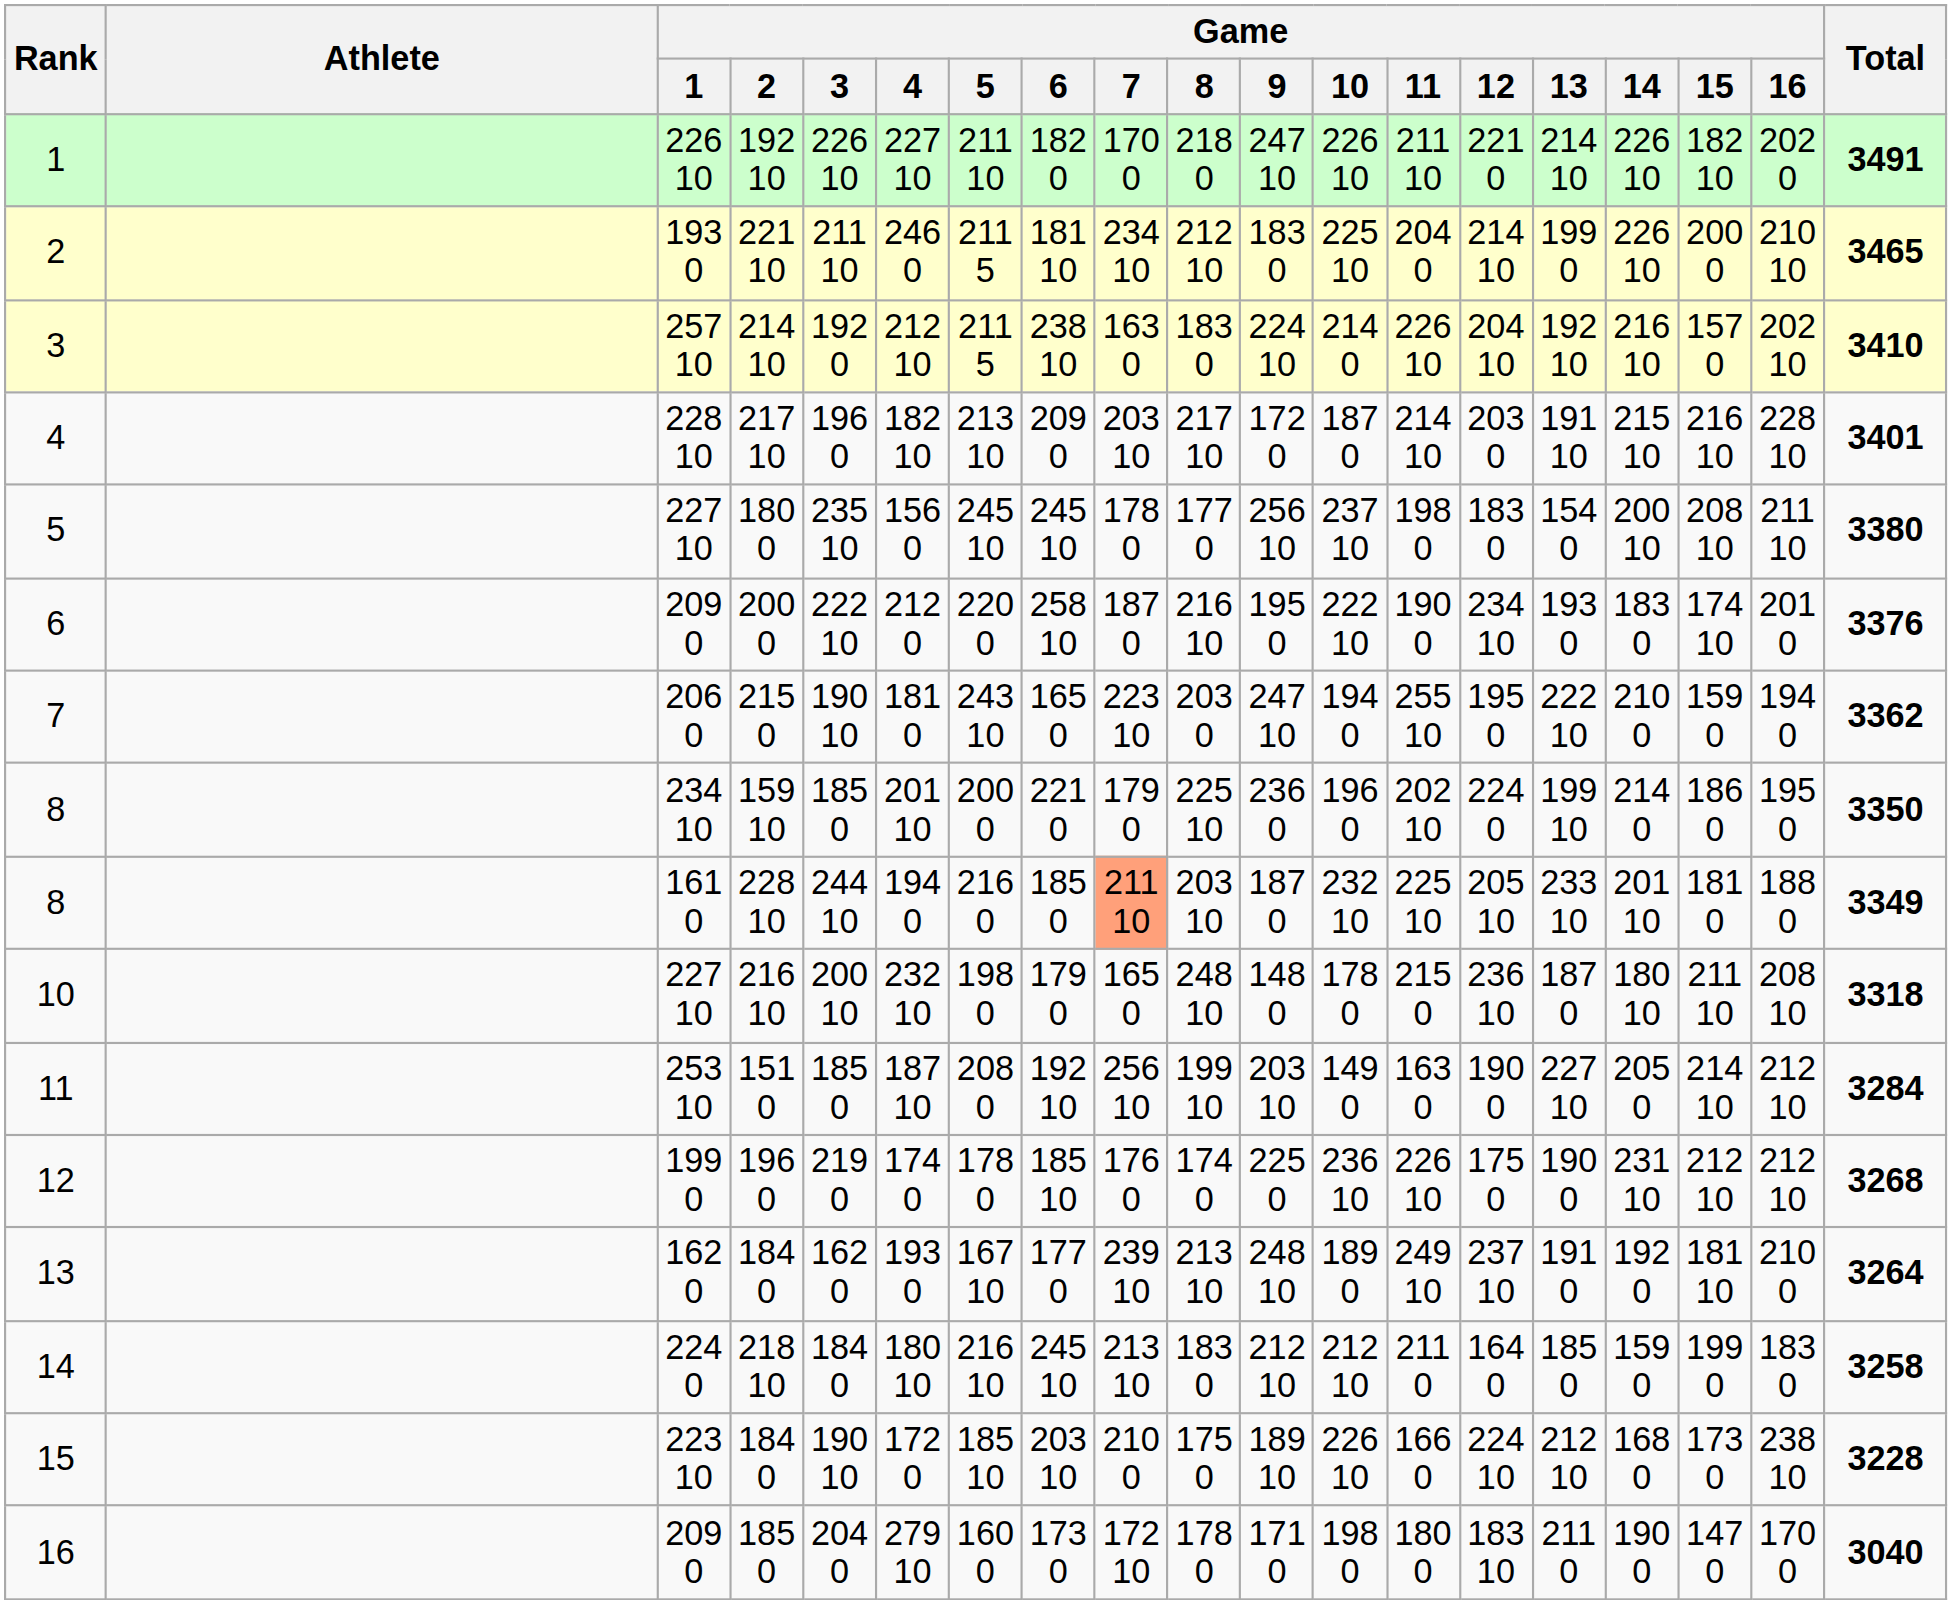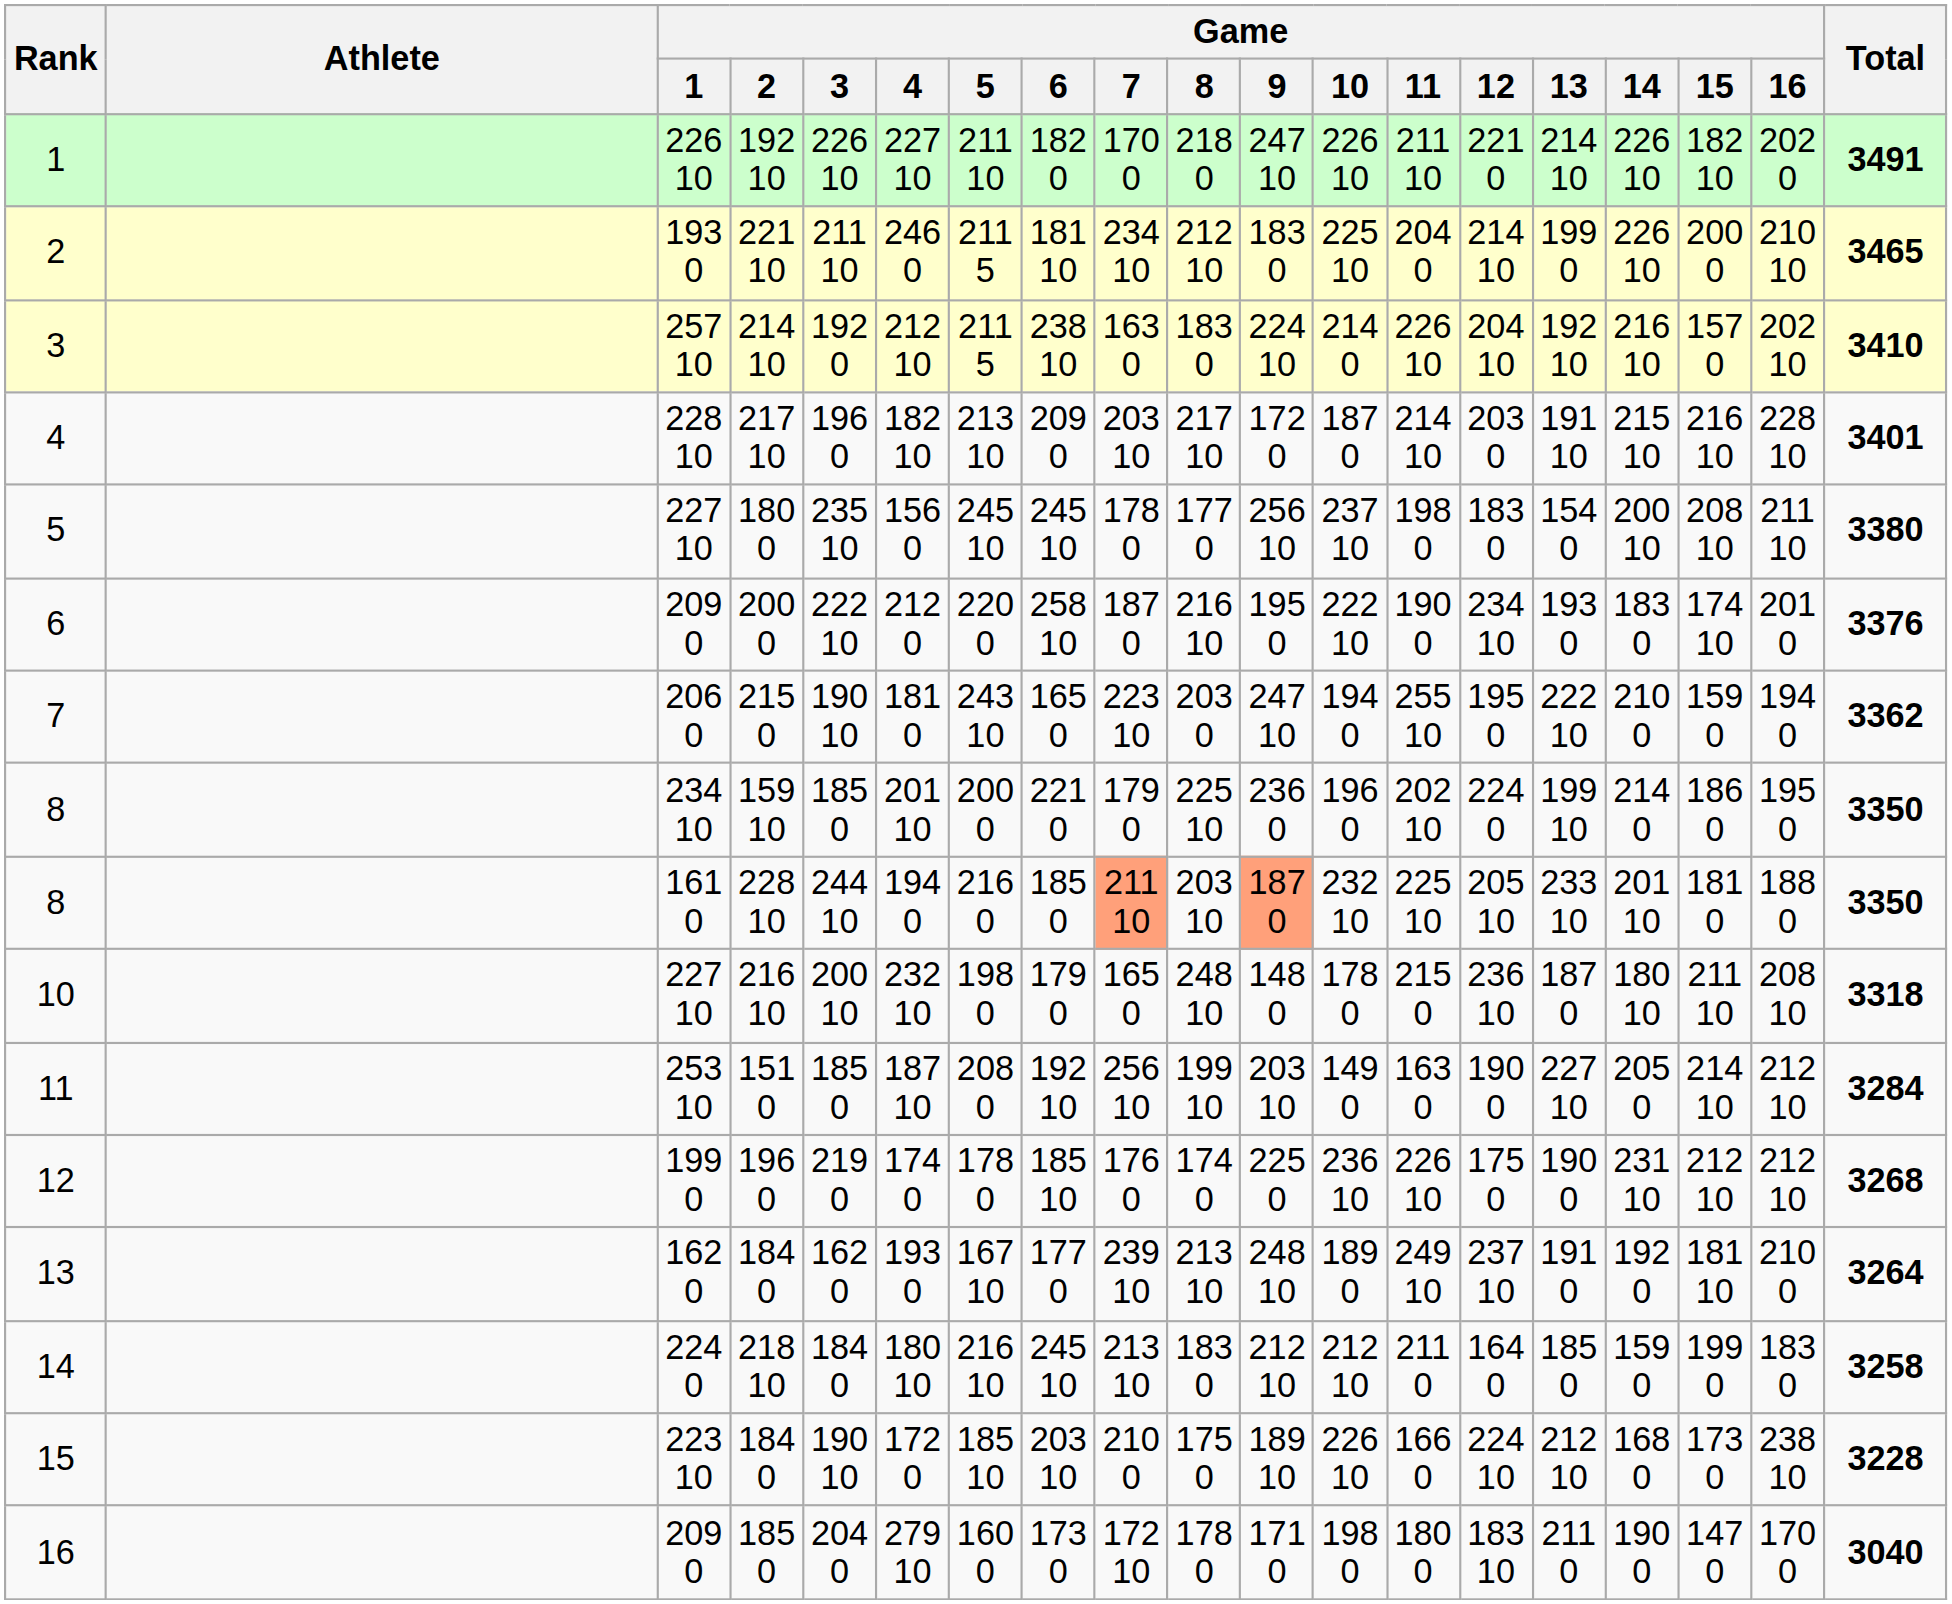(1277, 902) no background -> (1277, 902) lightsalmon background
(1885, 902) 3349 -> (1885, 902) 3350
